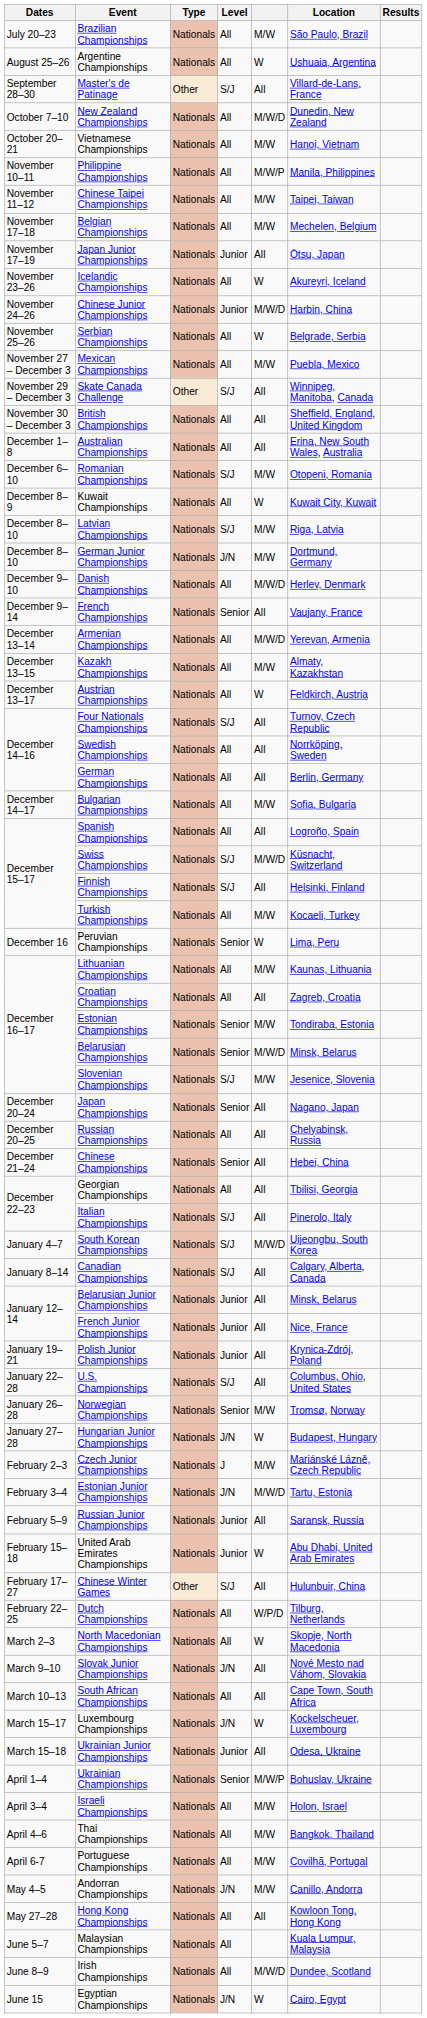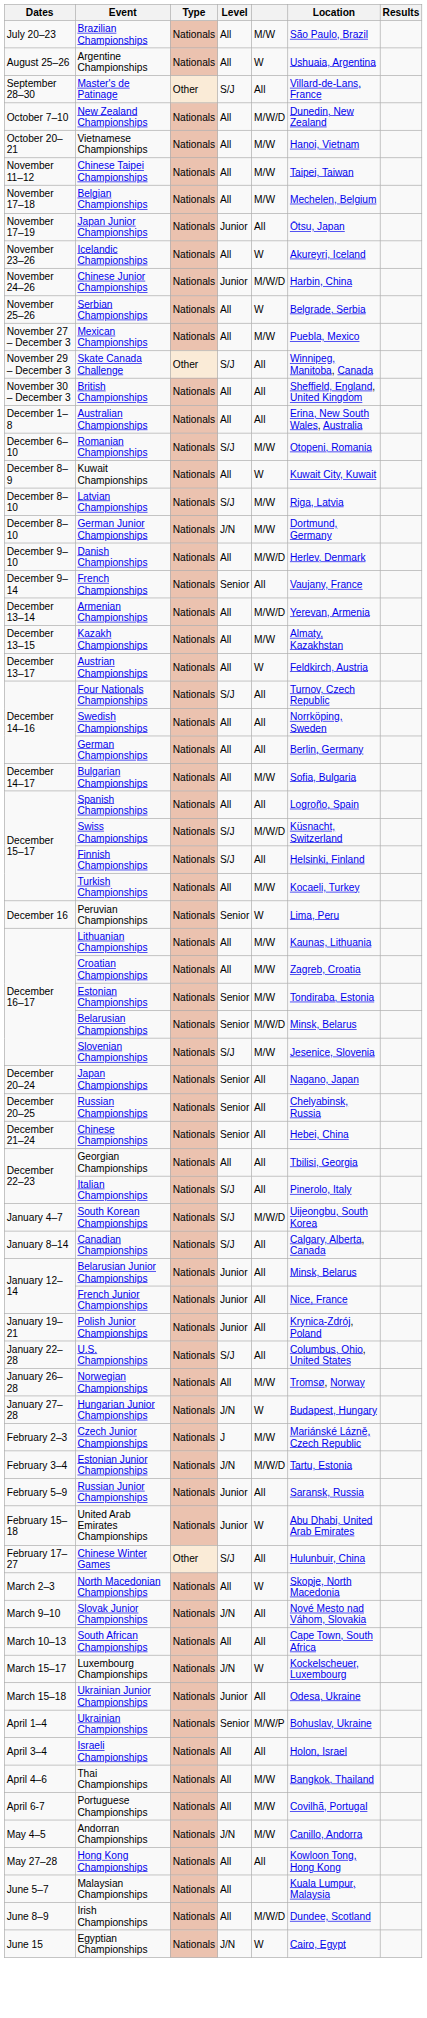- row: (112, 172)
(260, 997) All -> (265, 970) M/W
(226, 1135) All -> (235, 1107) Senior
(235, 1410) Senior -> (226, 1382) All
- row: (112, 1614)
(265, 1807) M/W -> (260, 1752) All
